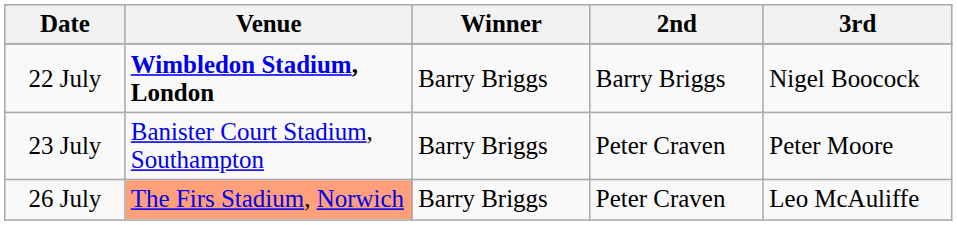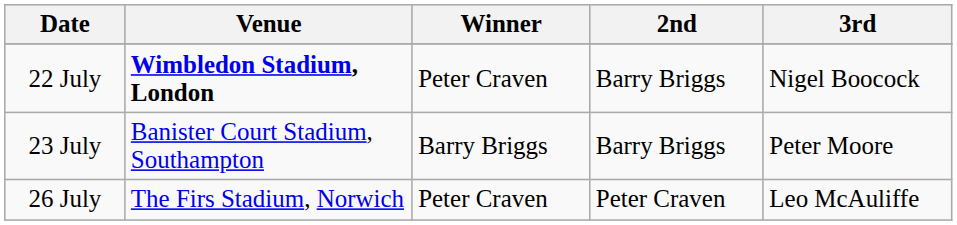(483, 77) Barry Briggs -> (483, 77) Peter Craven
(661, 145) Peter Craven -> (661, 145) Barry Briggs
(267, 199) lightsalmon background -> (267, 199) no background
(483, 199) Barry Briggs -> (483, 199) Peter Craven
